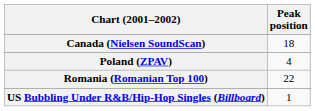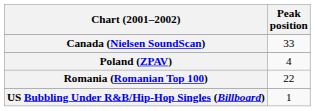(289, 43) 18 -> (289, 43) 33
